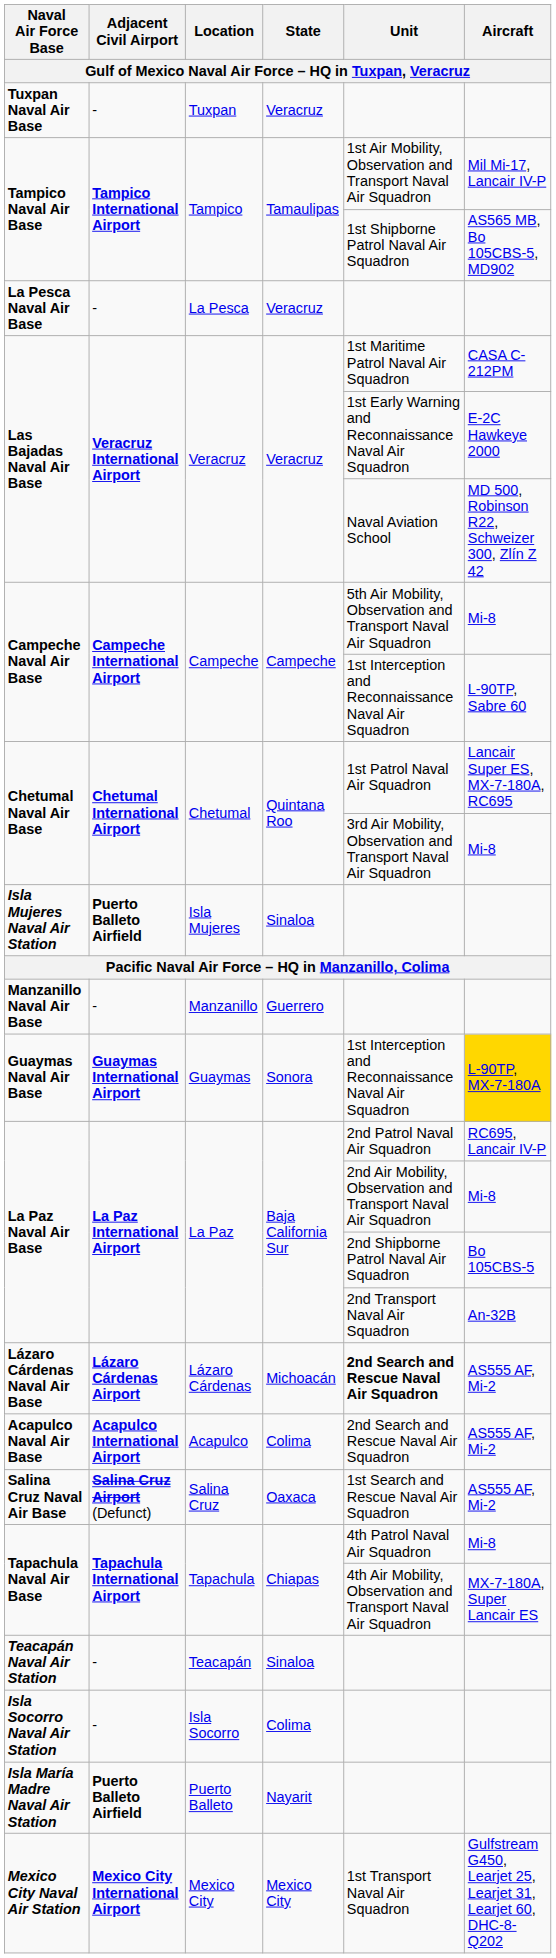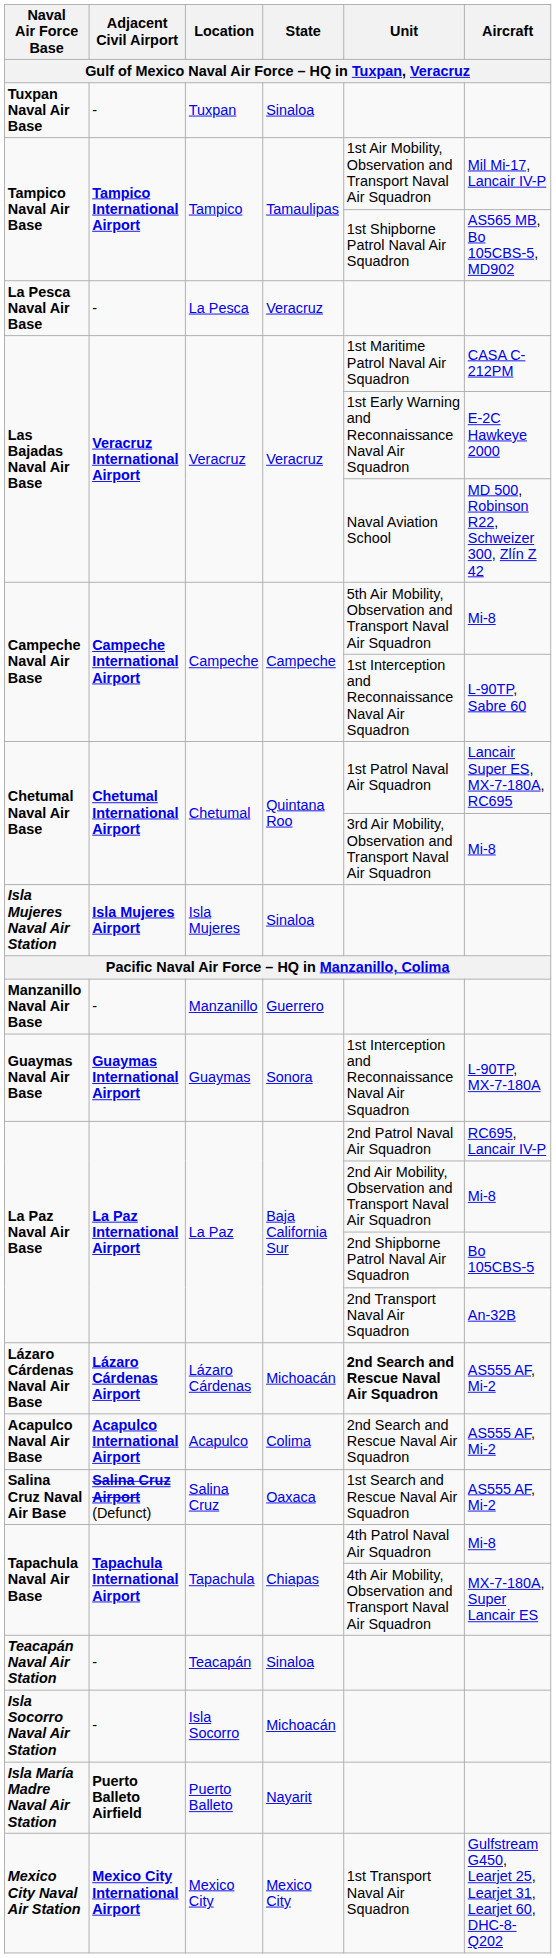(295, 110) Veracruz -> (290, 110) Sinaloa
(117, 920) Puerto Balleto Airfield -> (133, 920) Isla Mujeres Airport
(504, 1077) gold background -> (504, 1077) no background
(289, 1726) Colima -> (301, 1726) Michoacán
